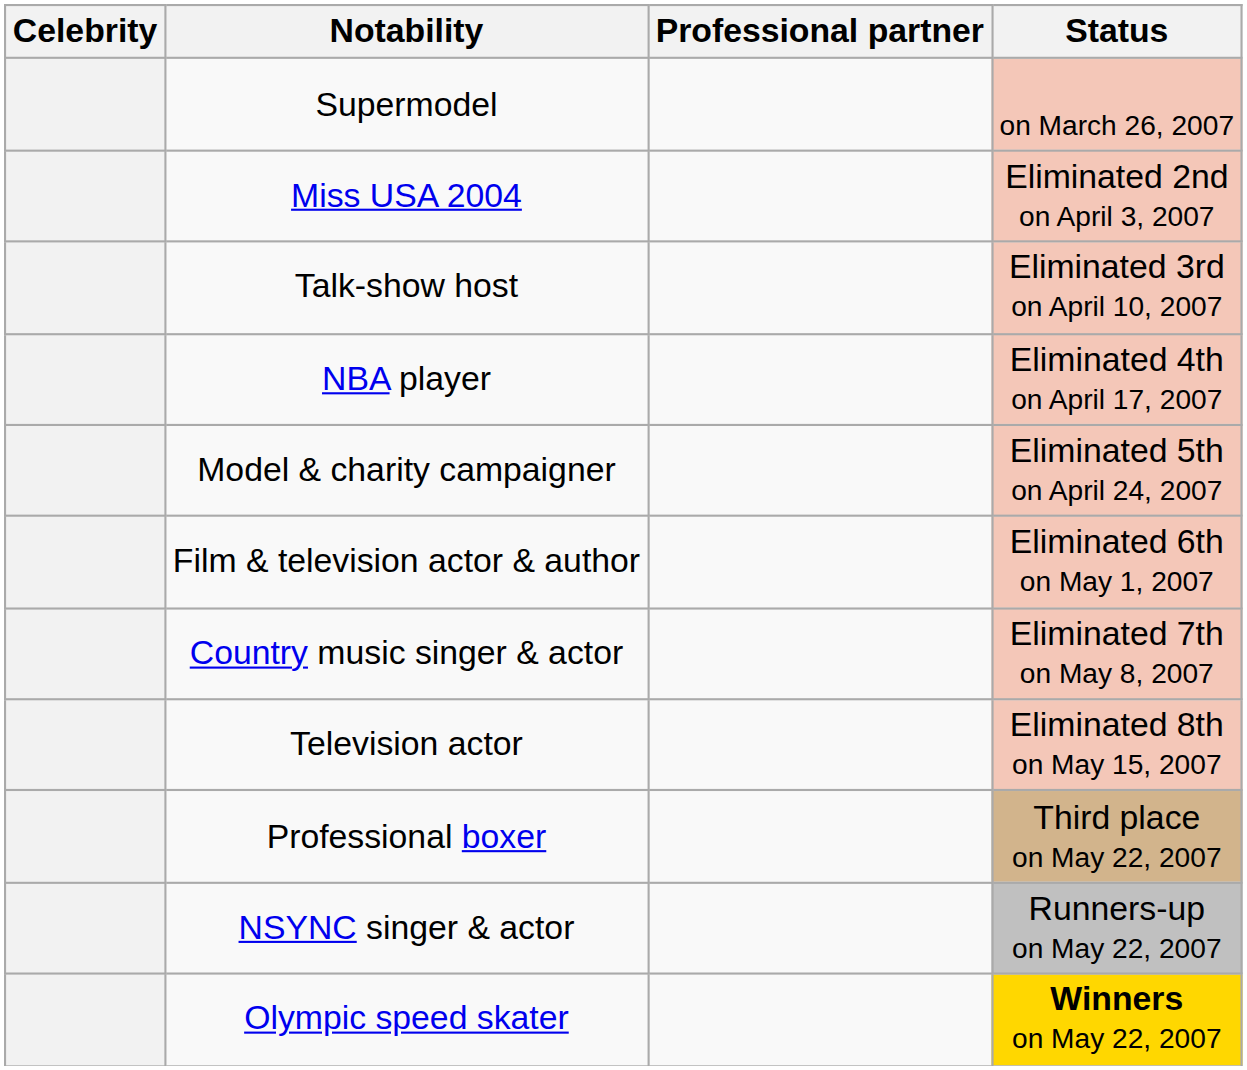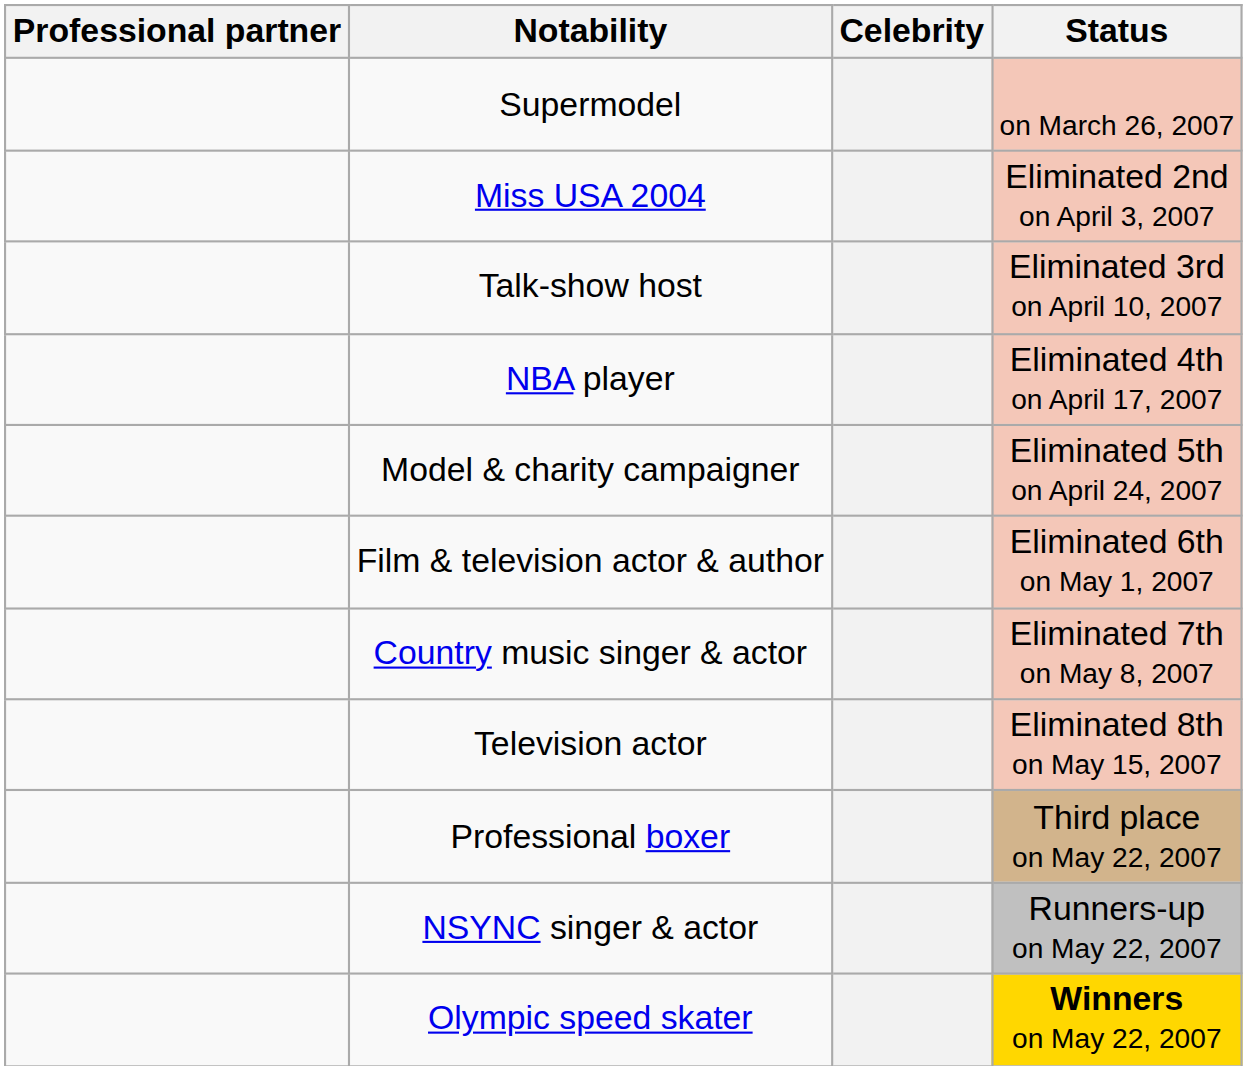columns swapped: (85, 31) <-> (820, 31)
